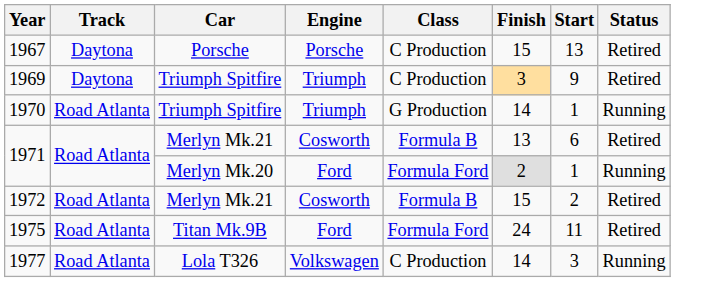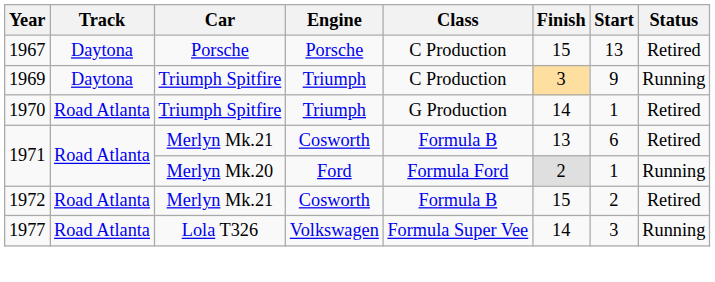(634, 80) Retired -> (674, 80) Running
(634, 110) Running -> (674, 110) Retired
- row: (27, 231)
(438, 261) C Production -> (458, 231) Formula Super Vee
